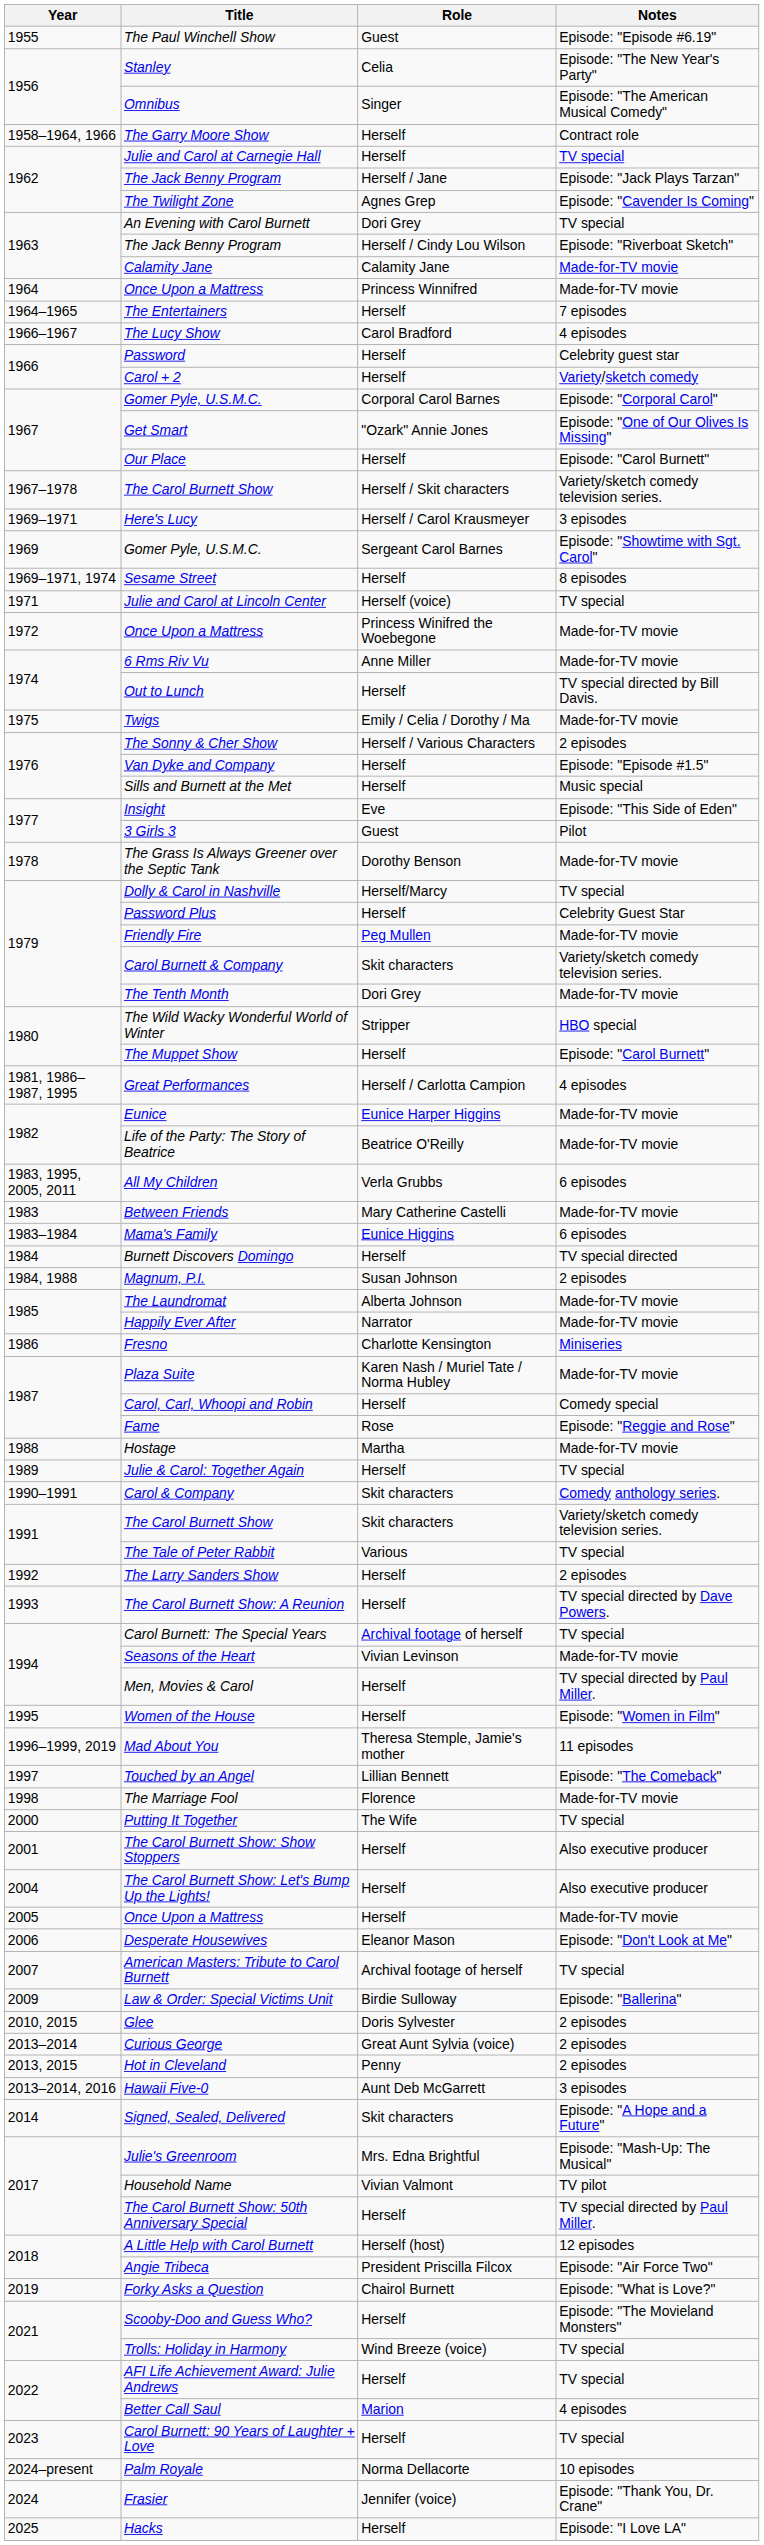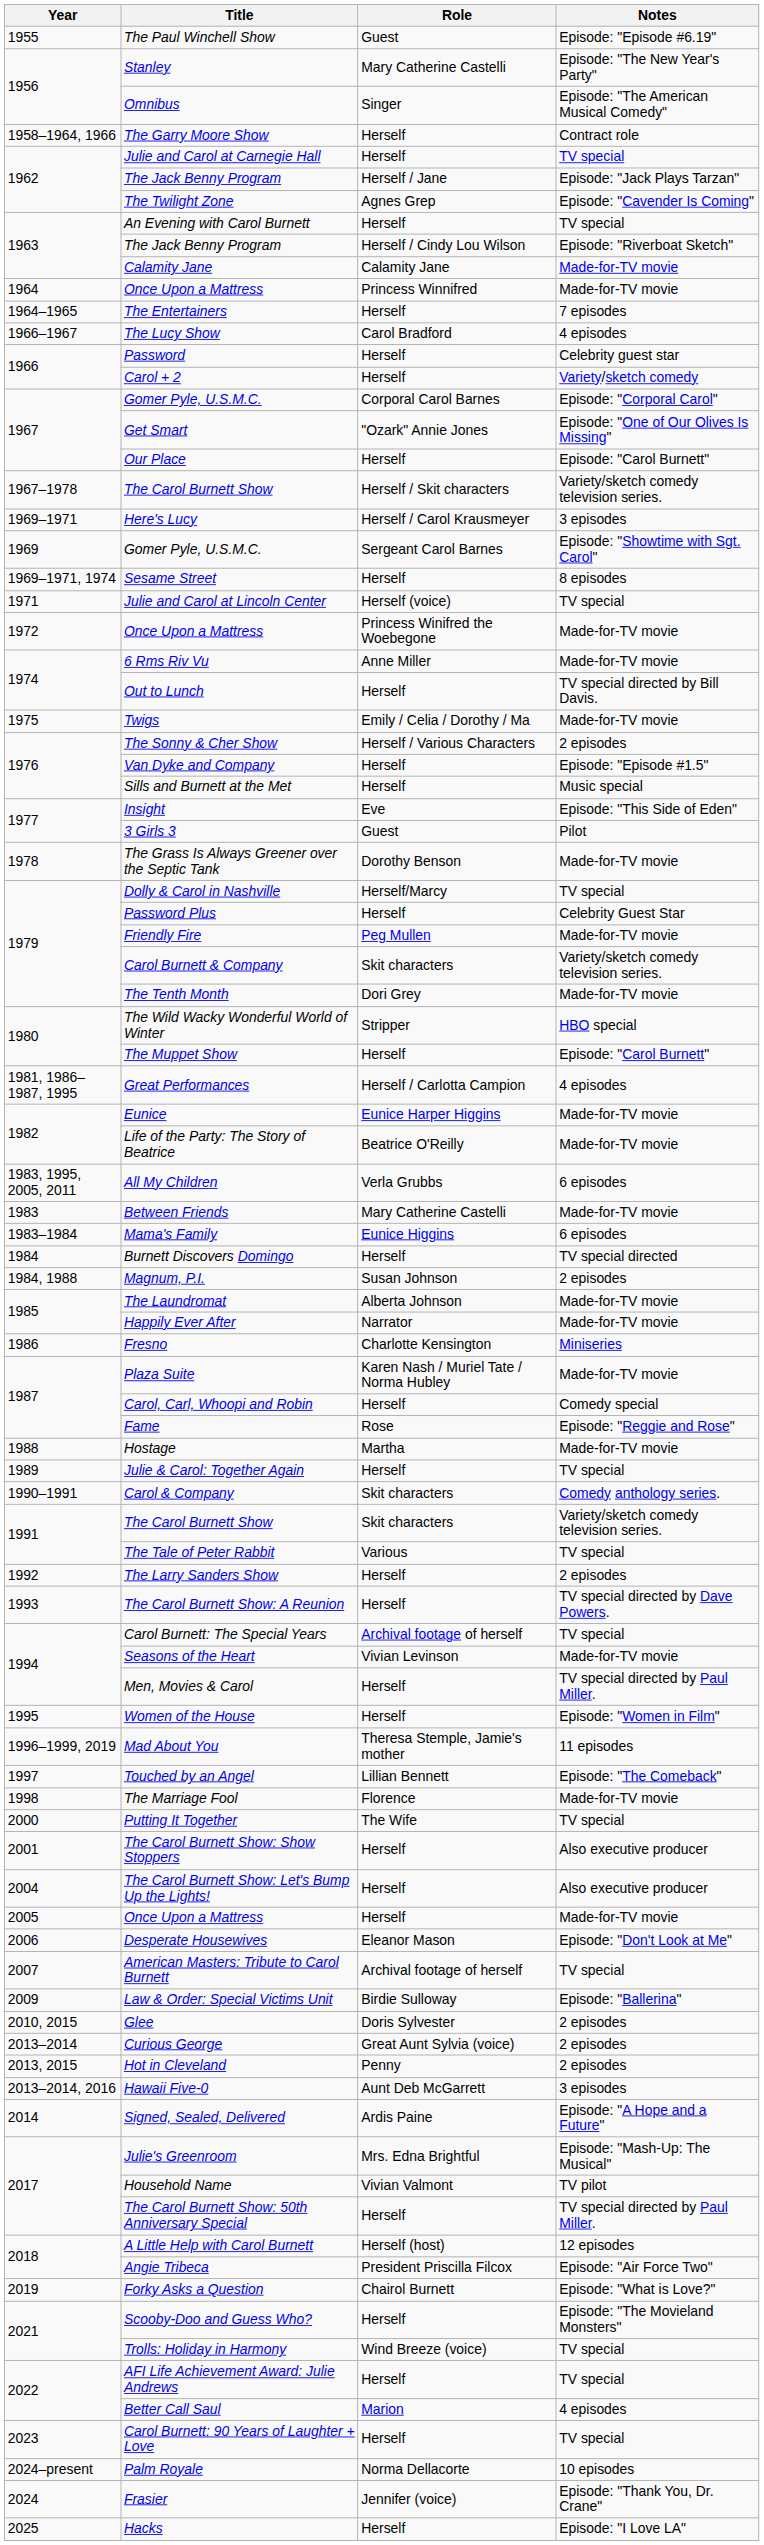(377, 67) Celia -> (434, 67) Mary Catherine Castelli
(391, 223) Dori Grey -> (383, 223) Herself
(407, 2118) Skit characters -> (397, 2118) Ardis Paine
